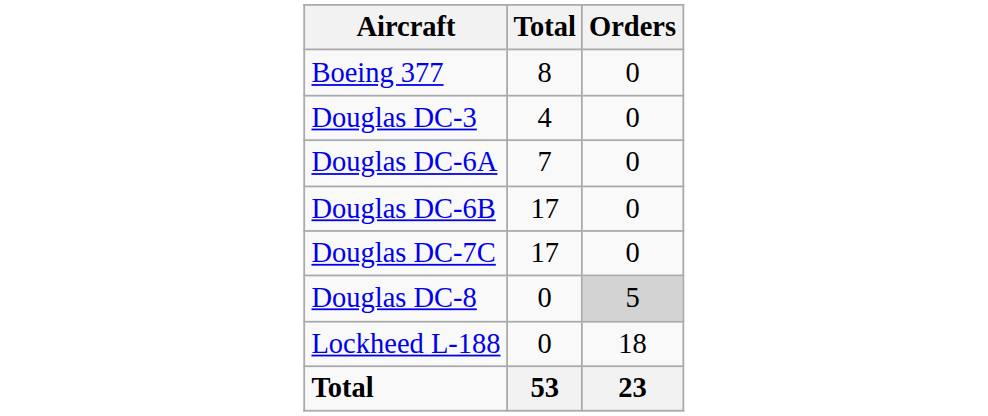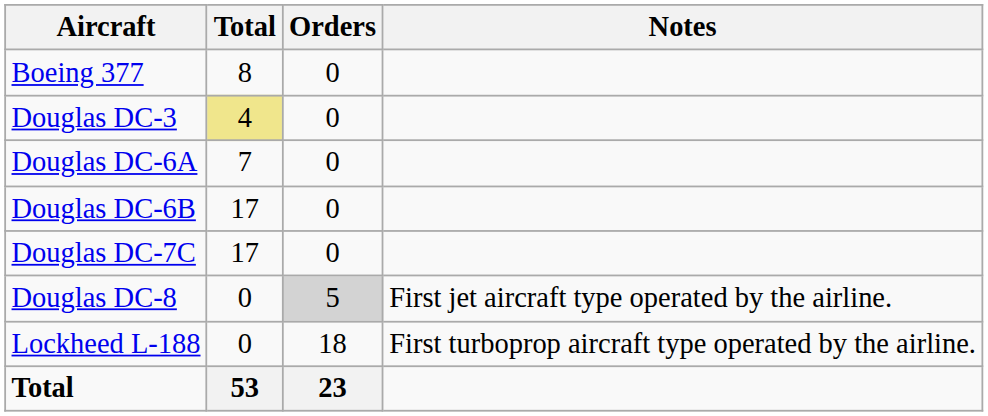+ column: (683, 27)
(545, 117) no background -> (245, 117) khaki background
